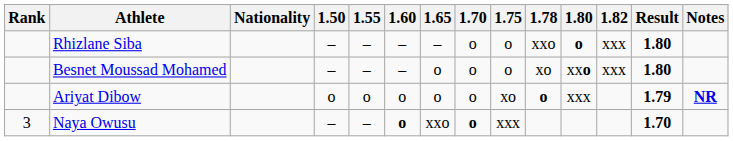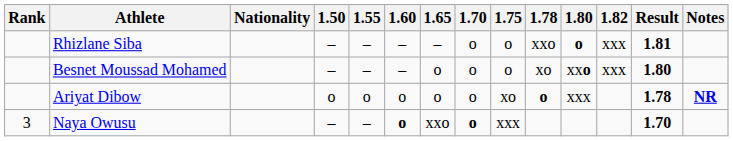(657, 44) 1.80 -> (657, 44) 1.81
(657, 96) 1.79 -> (657, 96) 1.78
